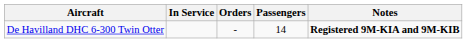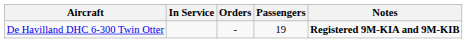(281, 29) 14 -> (281, 29) 19
